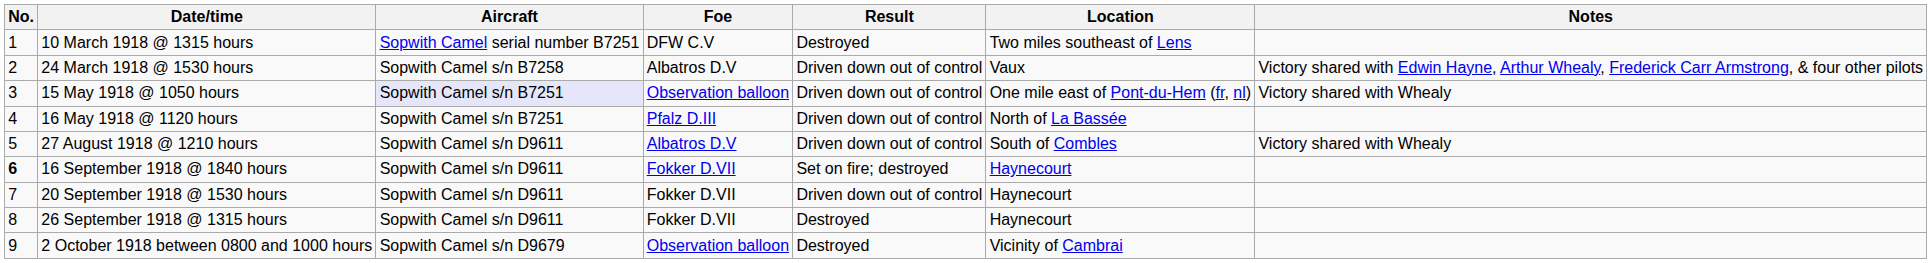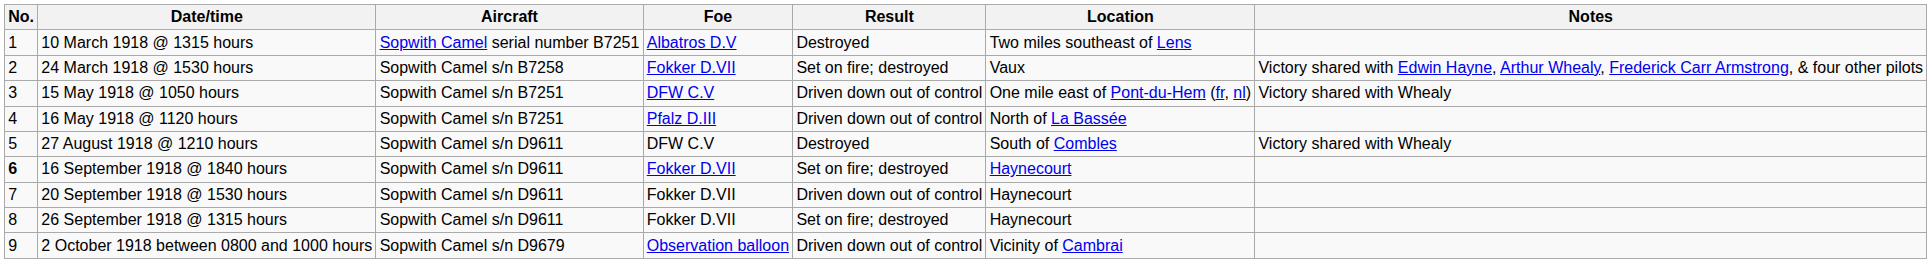(680, 42) DFW C.V -> (692, 42) Albatros D.V
(692, 67) Albatros D.V -> (691, 67) Fokker D.VII
(889, 67) Driven down out of control -> (872, 67) Set on fire; destroyed
(472, 93) lavender background -> (472, 93) no background
(718, 93) Observation balloon -> (680, 93) DFW C.V
(692, 144) Albatros D.V -> (680, 144) DFW C.V
(889, 144) Driven down out of control -> (833, 144) Destroyed
(833, 220) Destroyed -> (872, 220) Set on fire; destroyed
(833, 245) Destroyed -> (889, 245) Driven down out of control
